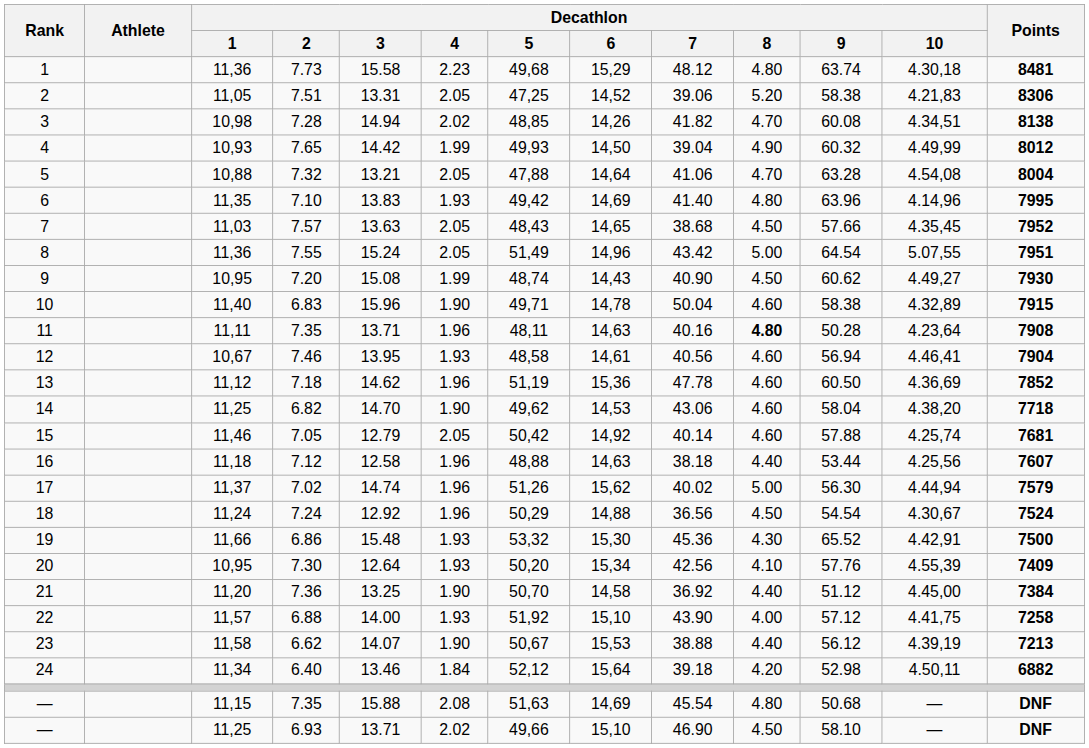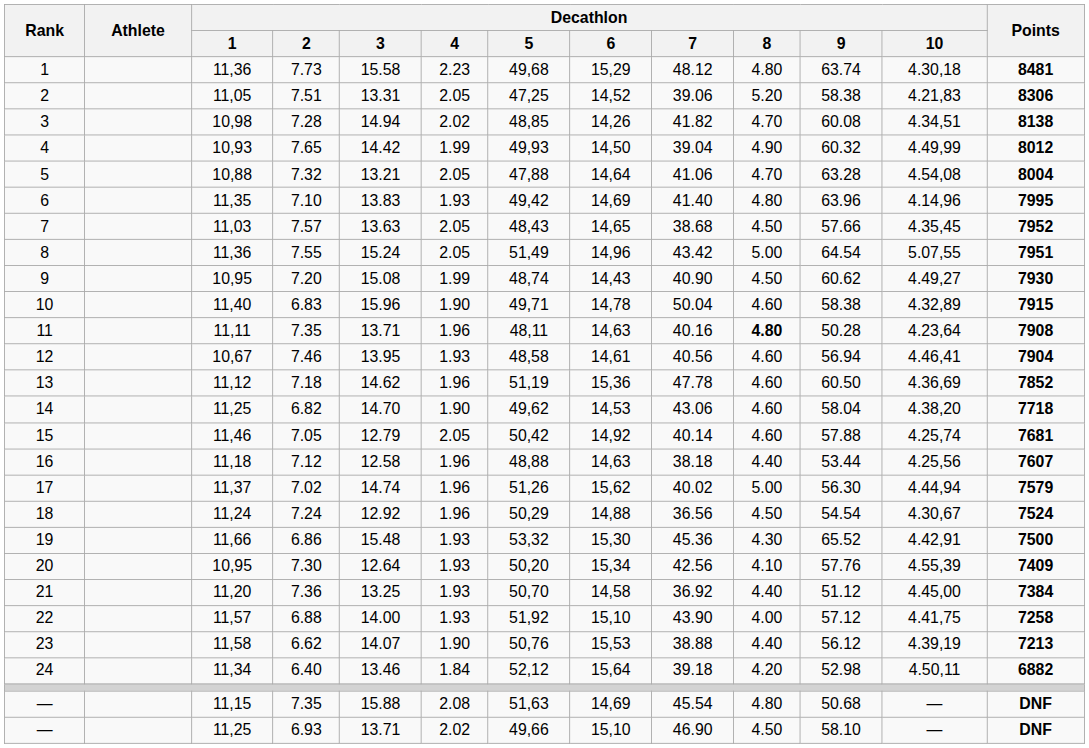(455, 591) 1.90 -> (455, 591) 1.93
(529, 644) 50,67 -> (529, 644) 50,76
